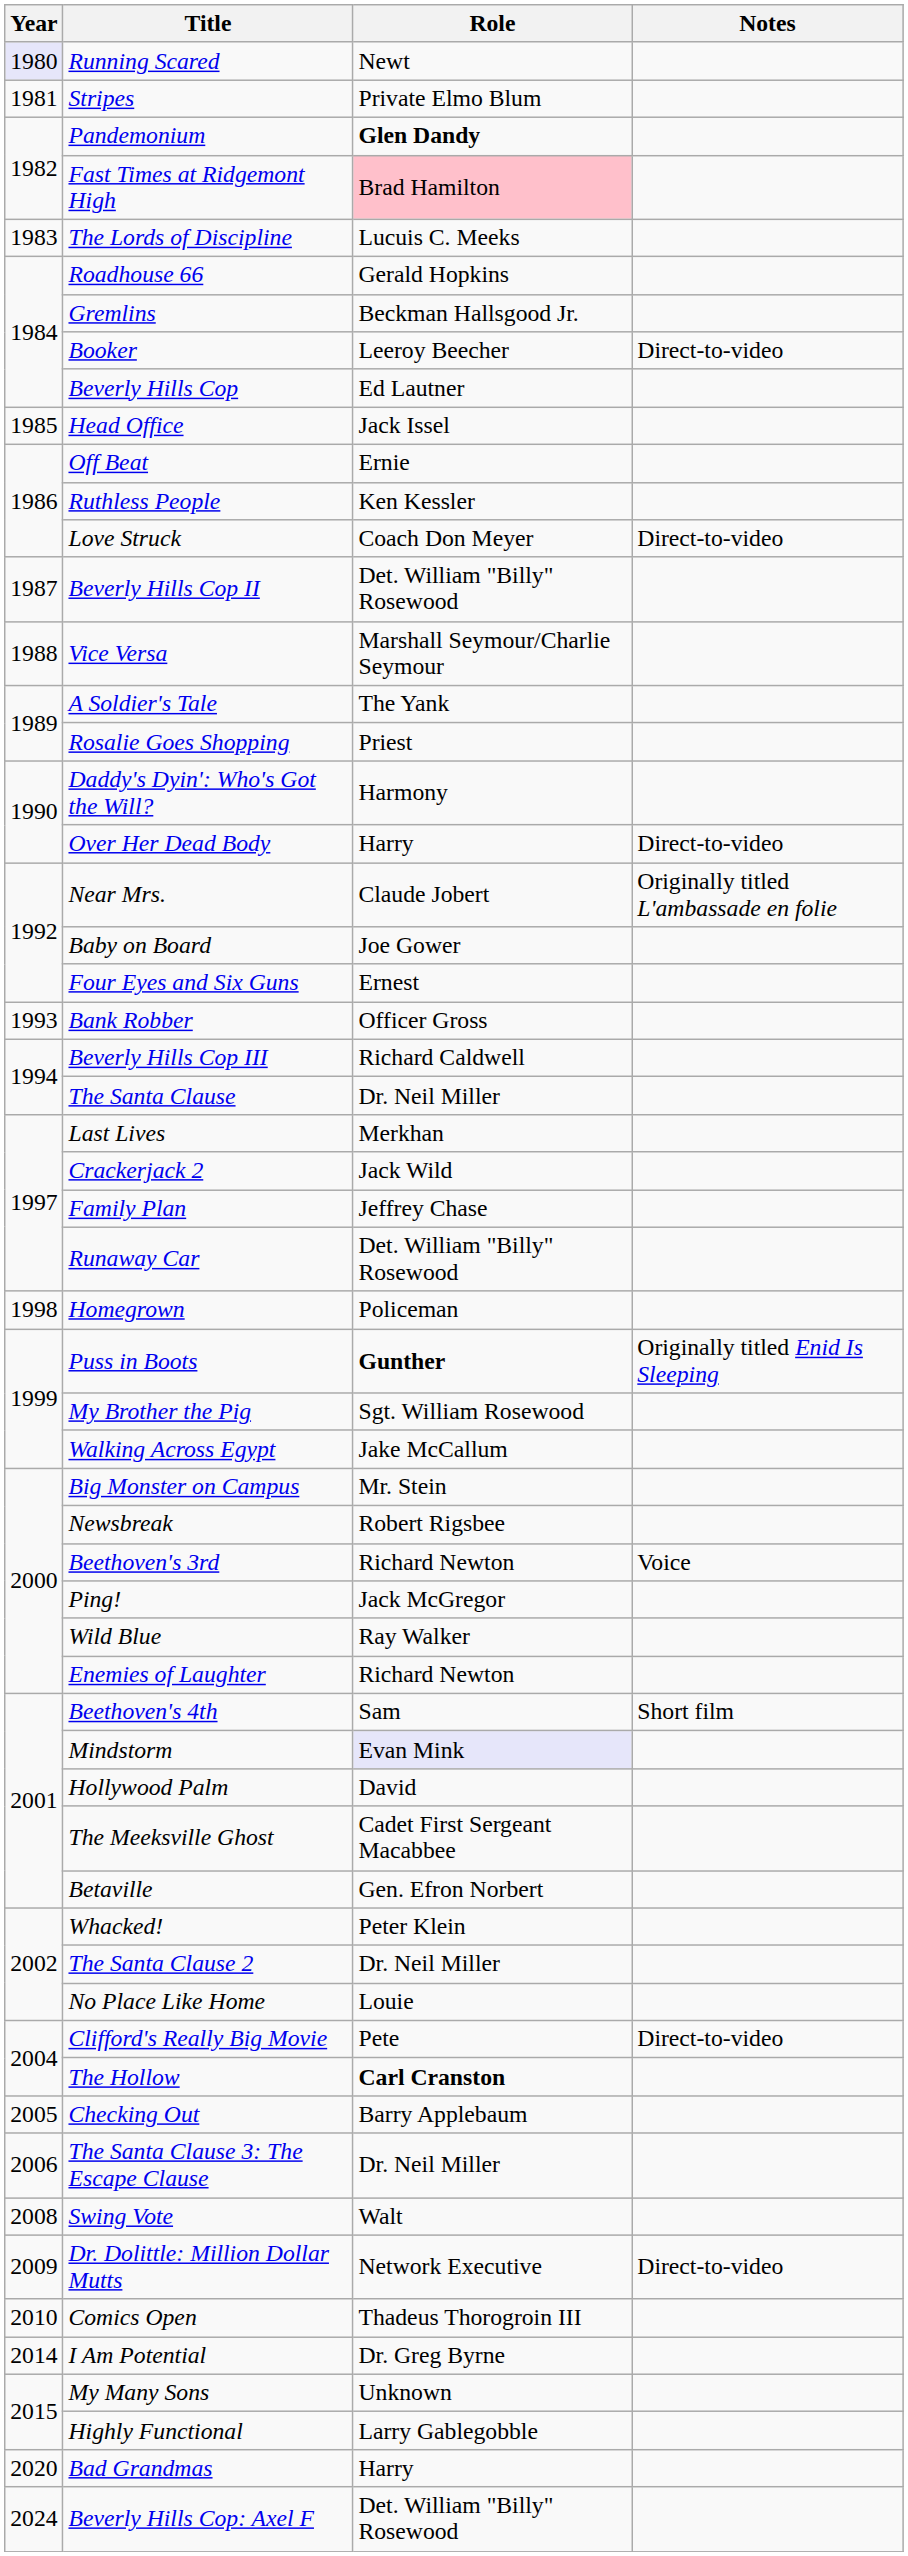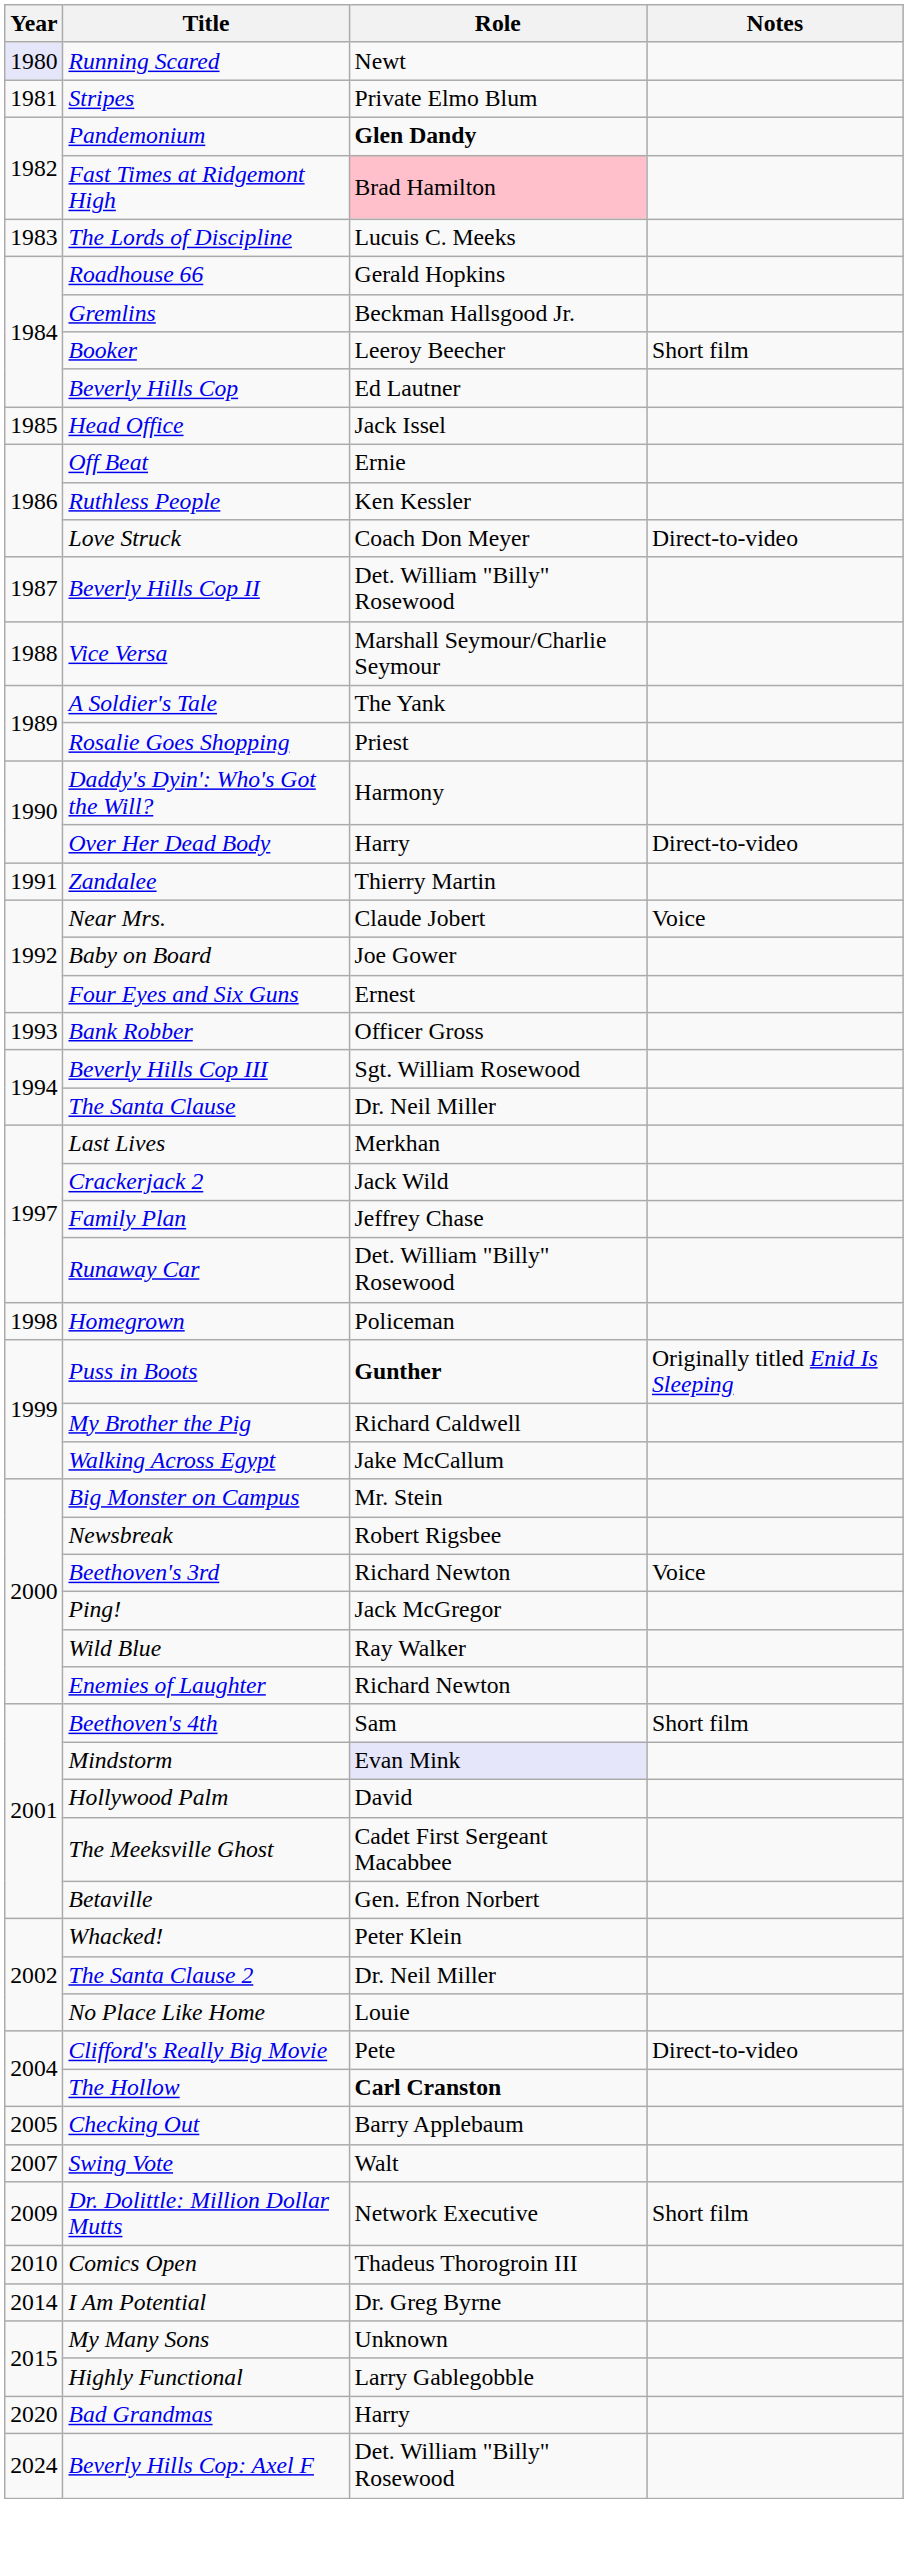(710, 350) Direct-to-video -> (700, 350) Short film
+ row: (113, 880)
(737, 894) Originally titled L'ambassade en folie -> (679, 918) Voice
(442, 1057) Richard Caldwell -> (467, 1068) Sgt. William Rosewood
(471, 1411) Sgt. William Rosewood -> (438, 1422) Richard Caldwell
- row: (186, 2165)
(34, 2215) 2008 -> (34, 2162) 2007
(710, 2266) Direct-to-video -> (700, 2213) Short film
